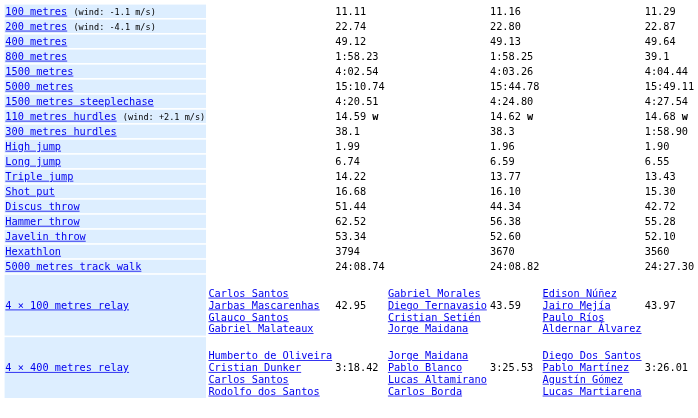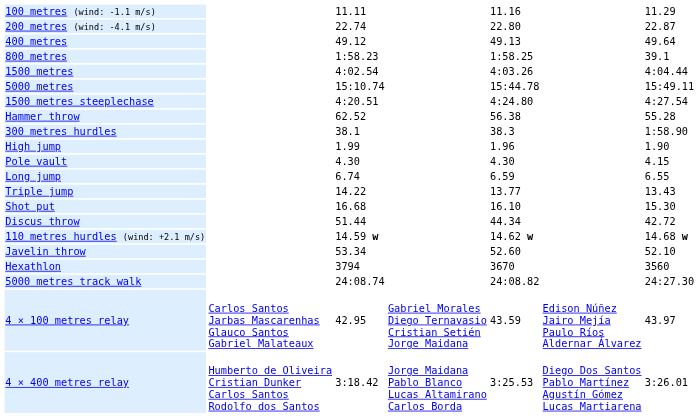rows swapped: (105, 116) <-> (42, 221)
+ row: (36, 161)
